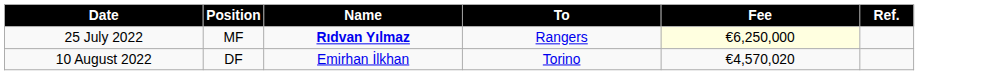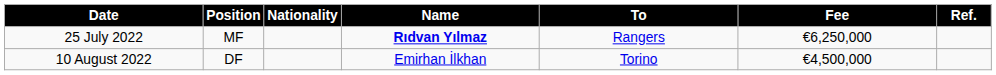+ column: (302, 16)
(760, 38) lightyellow background -> (837, 38) no background
(760, 59) €4,570,020 -> (837, 59) €4,500,000
